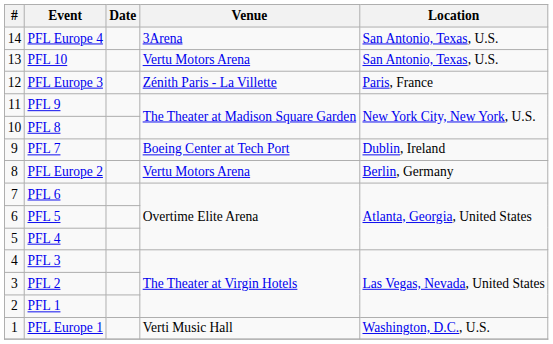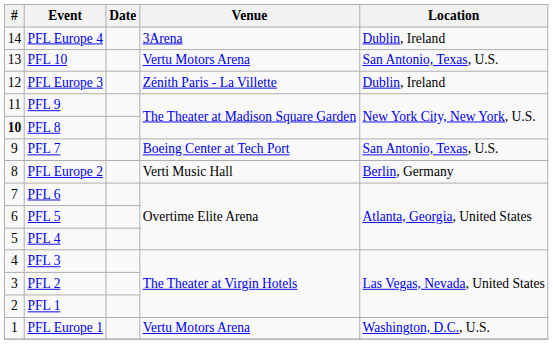(430, 38) San Antonio, Texas, U.S. -> (404, 38) Dublin, Ireland
(398, 83) Paris, France -> (404, 83) Dublin, Ireland
(14, 127) normal -> (14, 127) bold
(404, 150) Dublin, Ireland -> (430, 150) San Antonio, Texas, U.S.
(196, 172) Vertu Motors Arena -> (188, 172) Verti Music Hall
(188, 328) Verti Music Hall -> (196, 328) Vertu Motors Arena
